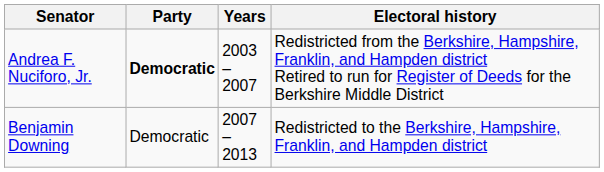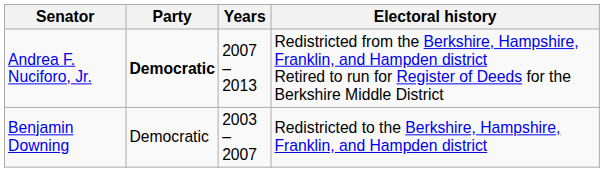(240, 68) 2003 – 2007 -> (240, 68) 2007 – 2013
(240, 137) 2007 – 2013 -> (240, 137) 2003 – 2007
